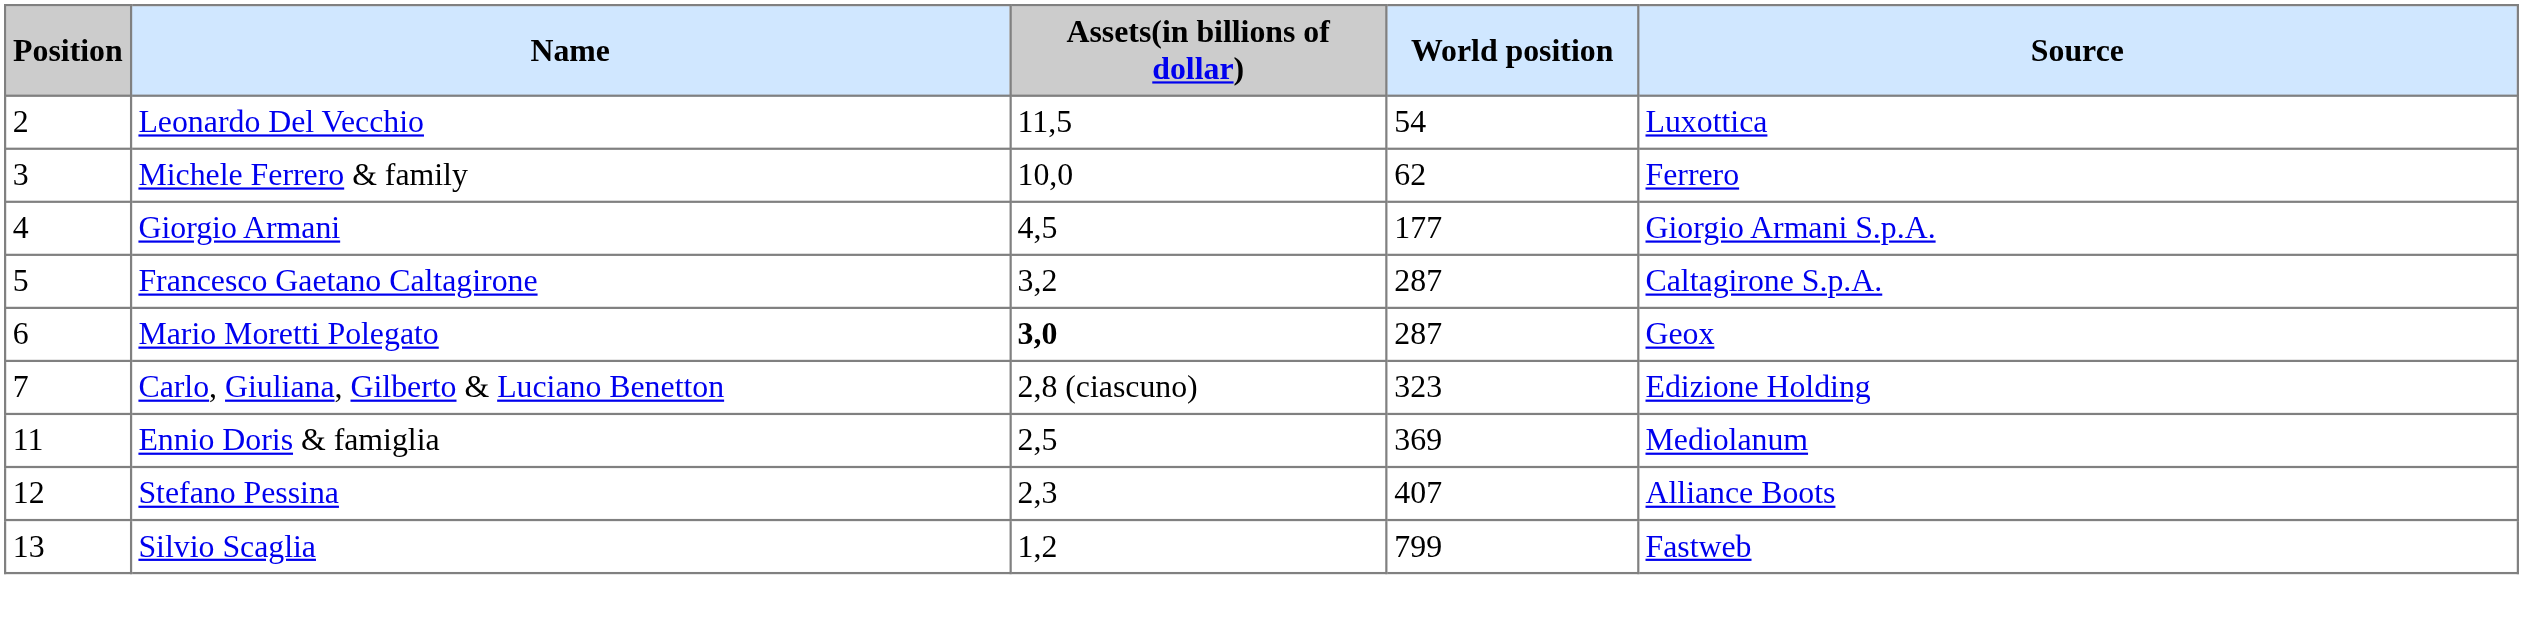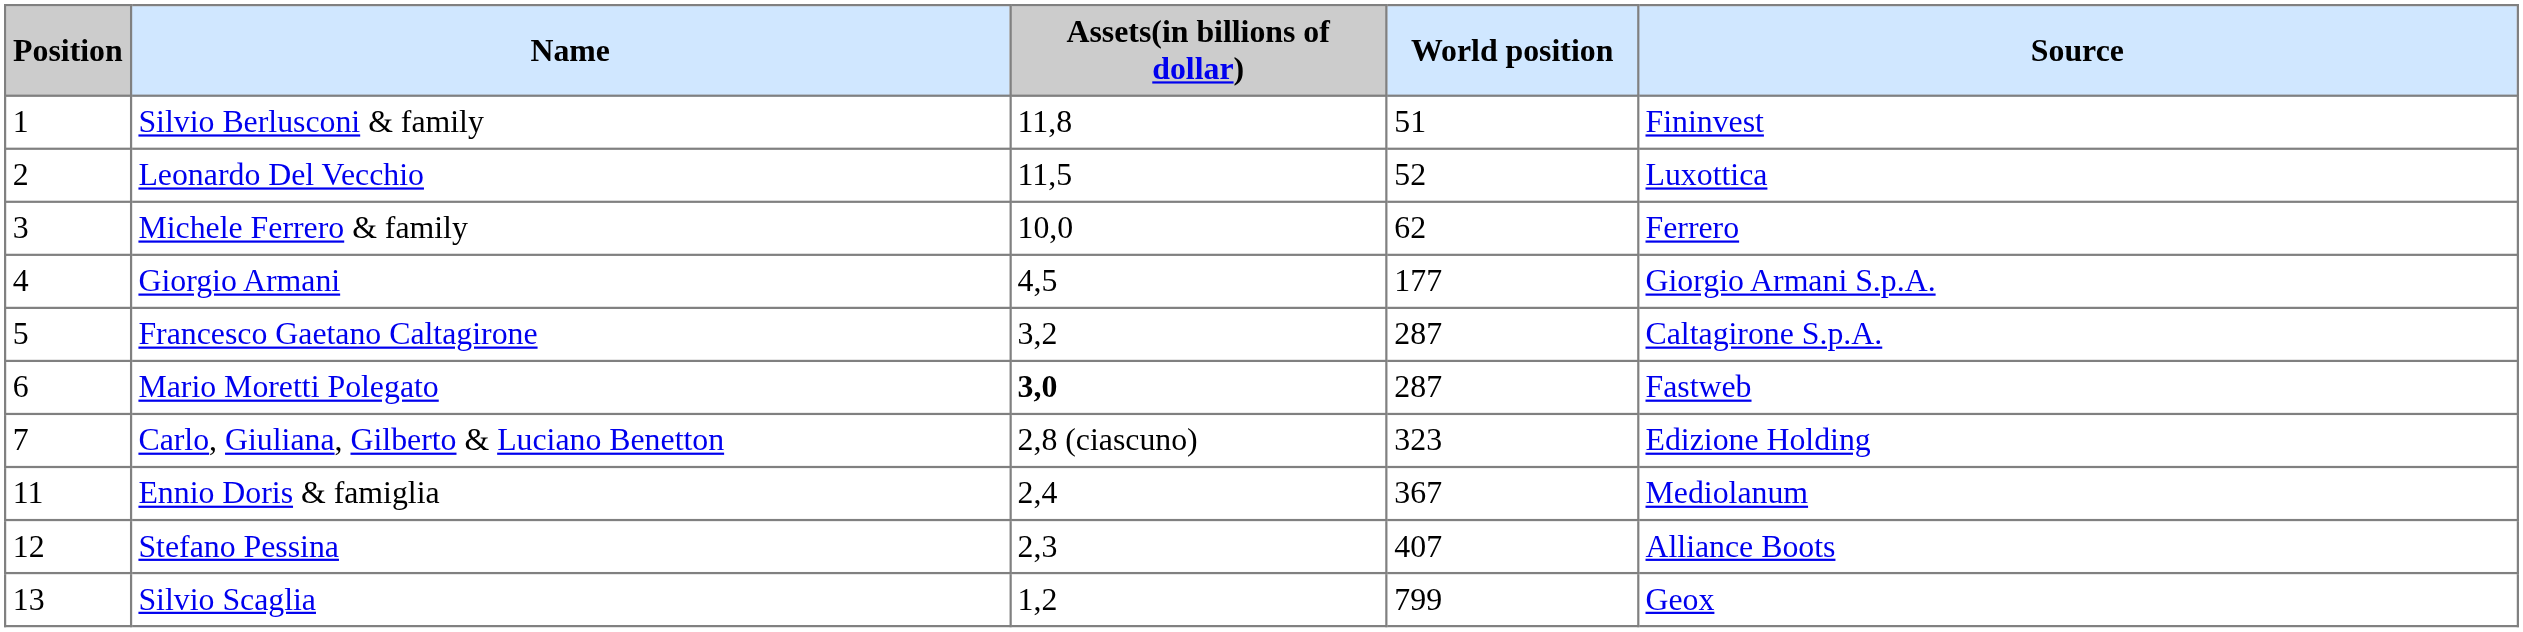+ row: (311, 121)
(1410, 121) 54 -> (1410, 174) 52
(1680, 333) Geox -> (1699, 386) Fastweb
(1037, 439) 2,5 -> (1037, 492) 2,4
(1418, 439) 369 -> (1418, 492) 367
(1699, 545) Fastweb -> (1680, 598) Geox
